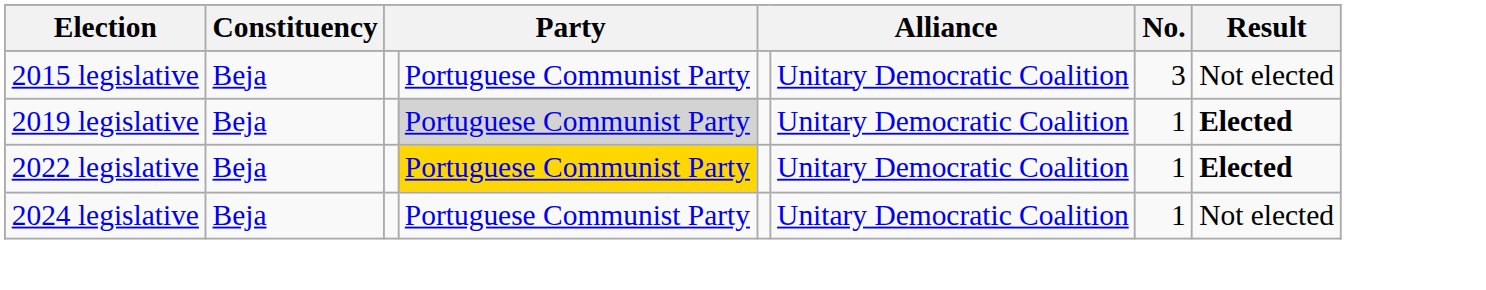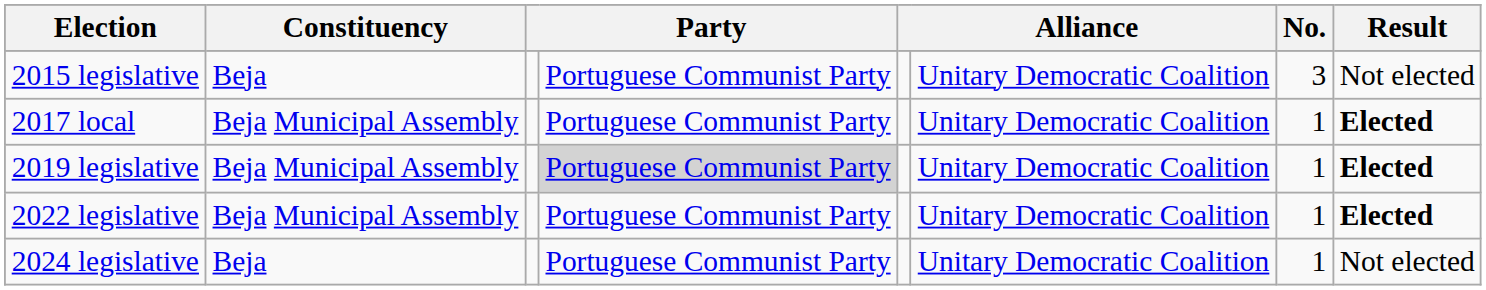+ row: (73, 121)
(240, 121) Beja -> (365, 167) Beja Municipal Assembly
(240, 167) Beja -> (365, 214) Beja Municipal Assembly
(577, 167) gold background -> (718, 214) no background
